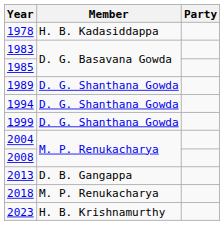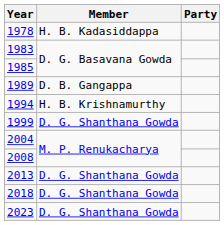(109, 85) D. G. Shanthana Gowda -> (86, 85) D. B. Gangappa
(109, 103) D. G. Shanthana Gowda -> (102, 103) H. B. Krishnamurthy
(86, 176) D. B. Gangappa -> (109, 176) D. G. Shanthana Gowda
(99, 194) M. P. Renukacharya -> (109, 194) D. G. Shanthana Gowda
(102, 212) H. B. Krishnamurthy -> (109, 212) D. G. Shanthana Gowda
